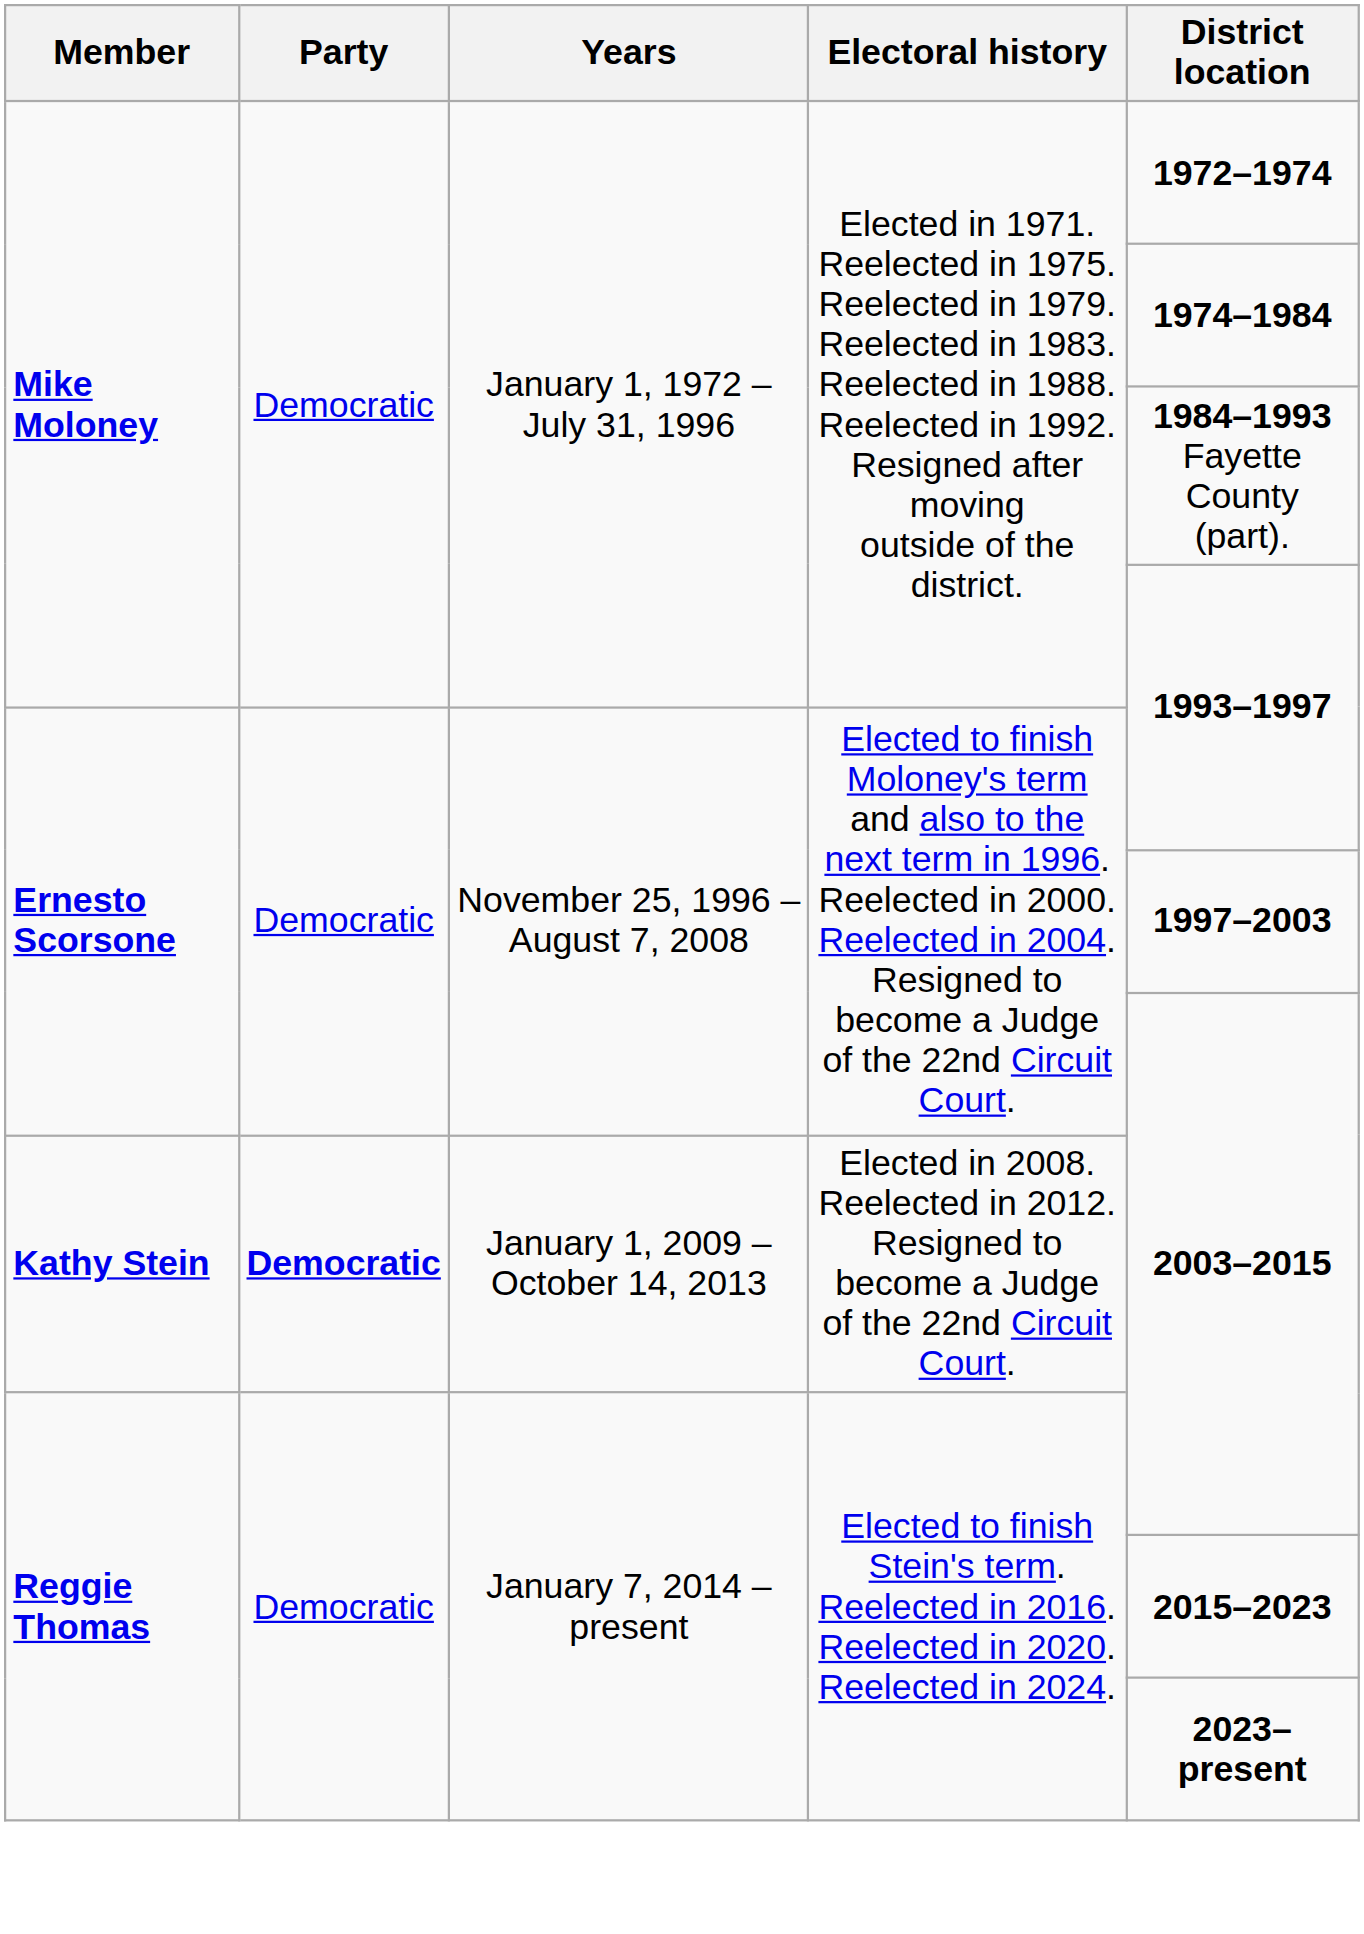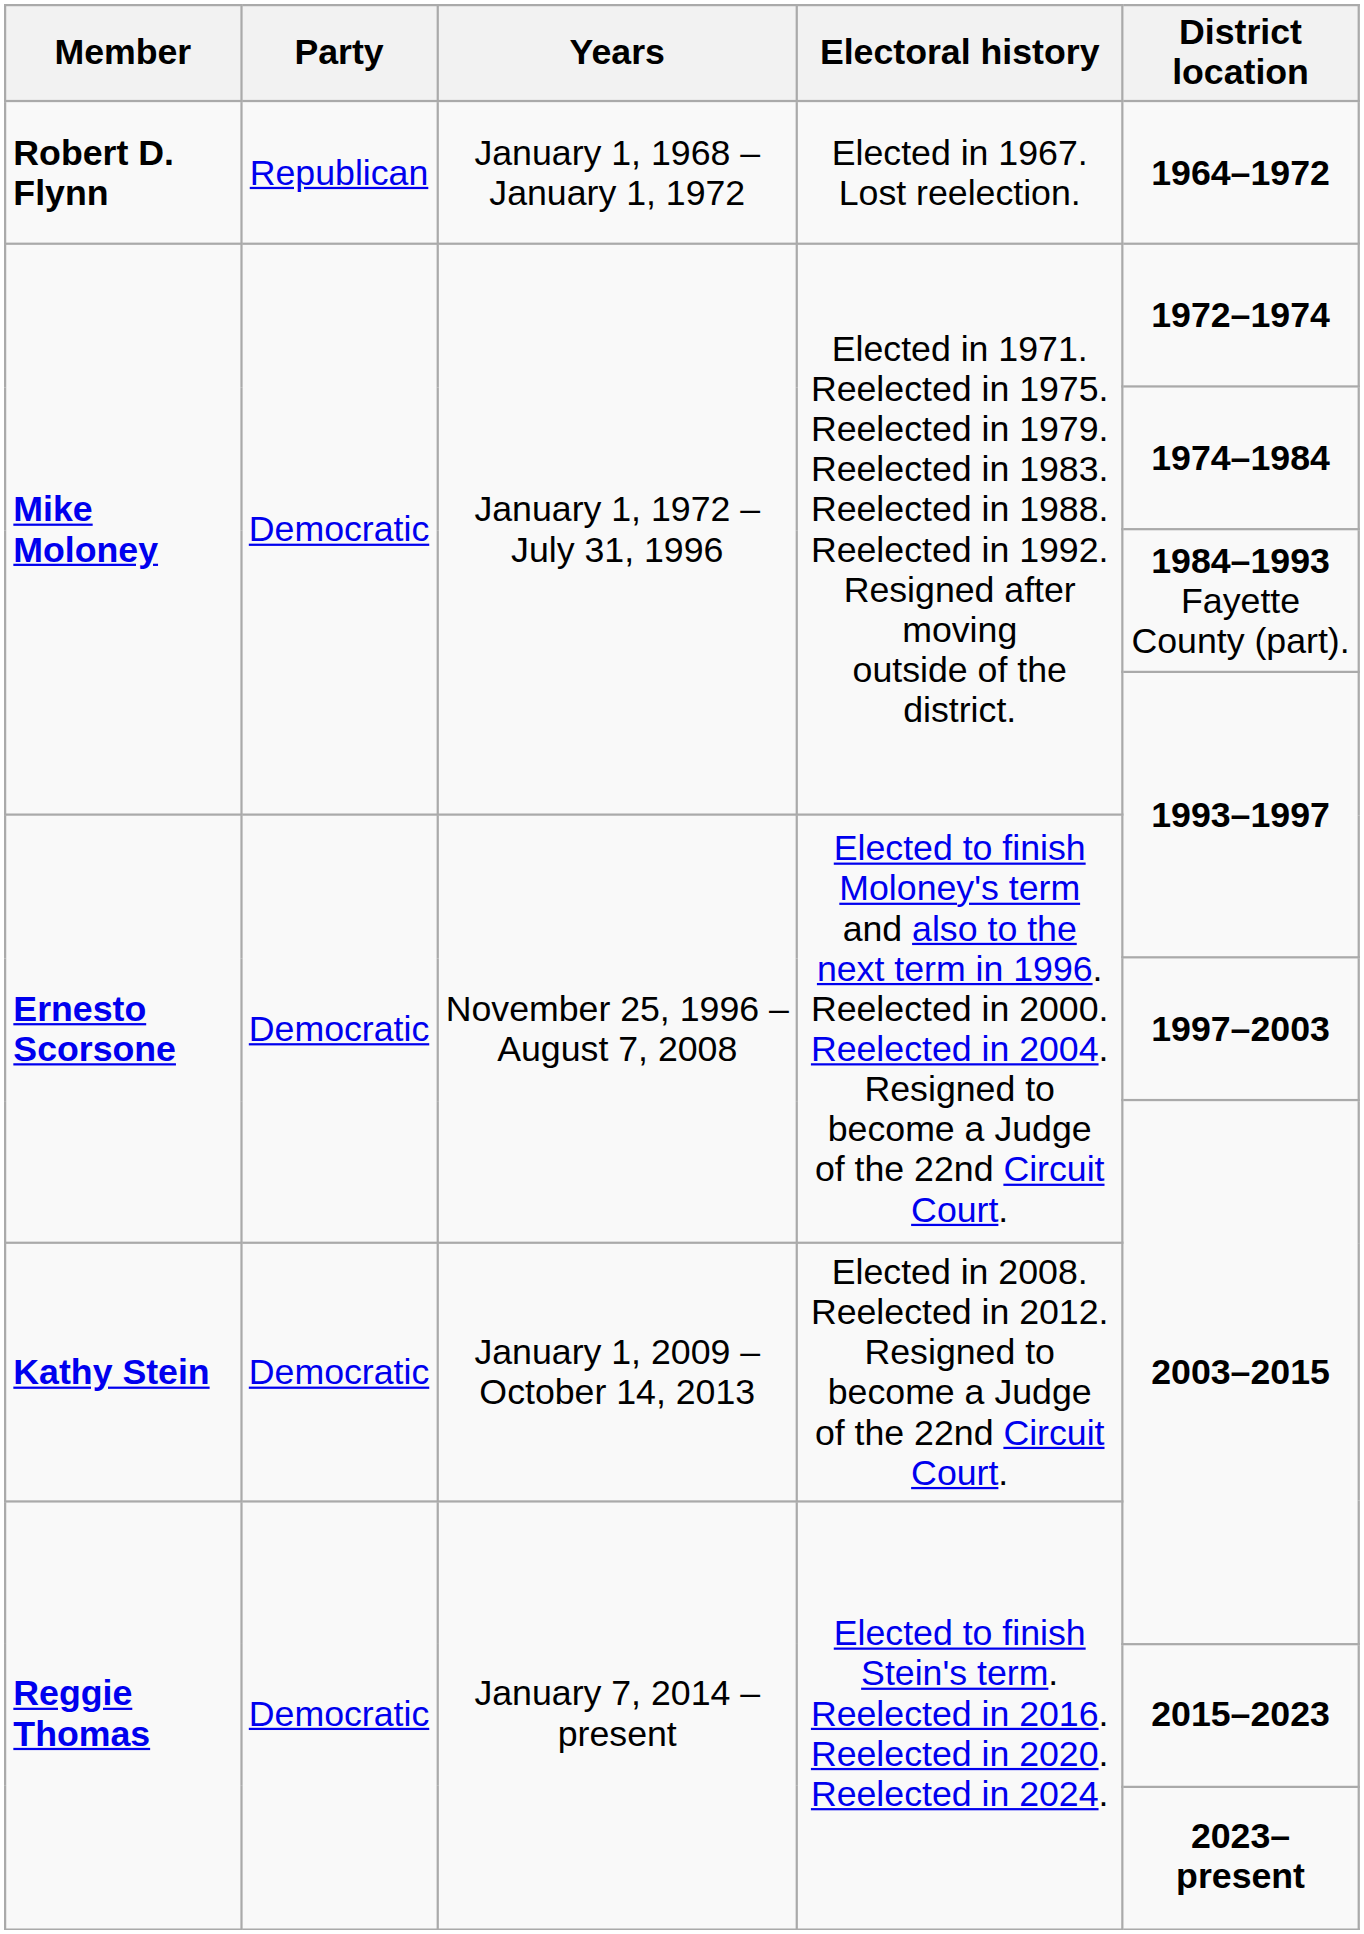+ row: (94, 172)
(344, 1263) bold -> (339, 1371) normal
